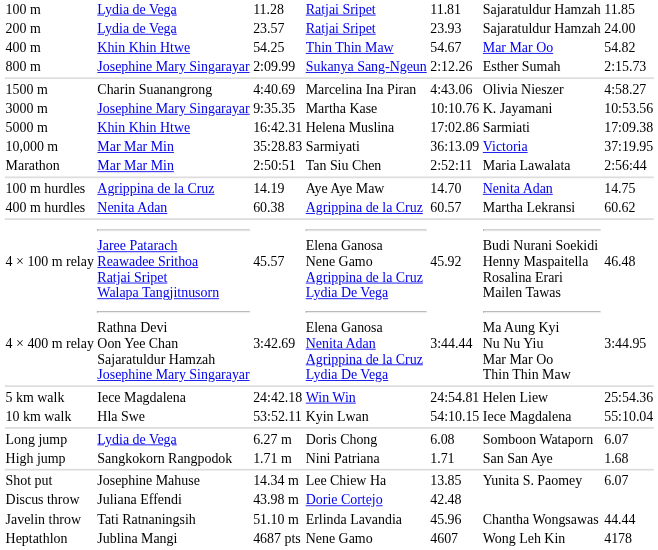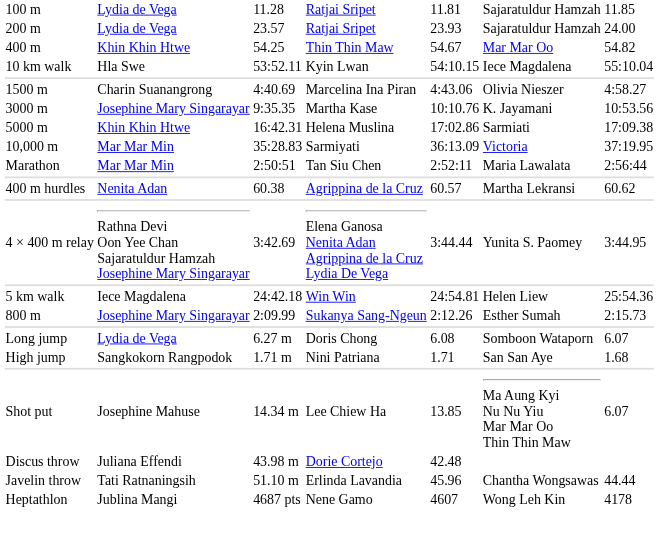rows swapped: (23, 66) <-> (38, 416)
- row: (45, 188)
- row: (50, 261)
(542, 347) Ma Aung Kyi Nu Nu Yiu Mar Mar Oo Thin Thin Maw -> (533, 242) Yunita S. Paomey
(533, 481) Yunita S. Paomey -> (542, 414) Ma Aung Kyi Nu Nu Yiu Mar Mar Oo Thin Thin Maw
